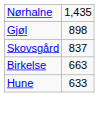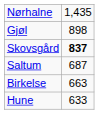(78, 48) normal -> (78, 48) bold
+ row: (24, 65)
